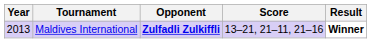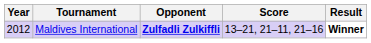(19, 30) 2013 -> (19, 30) 2012
